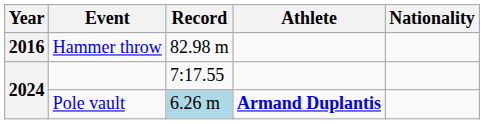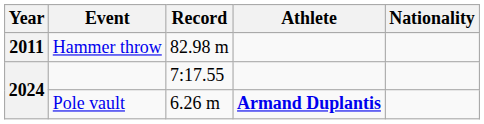(27, 47) 2016 -> (27, 47) 2011
(195, 103) lightblue background -> (195, 103) no background
